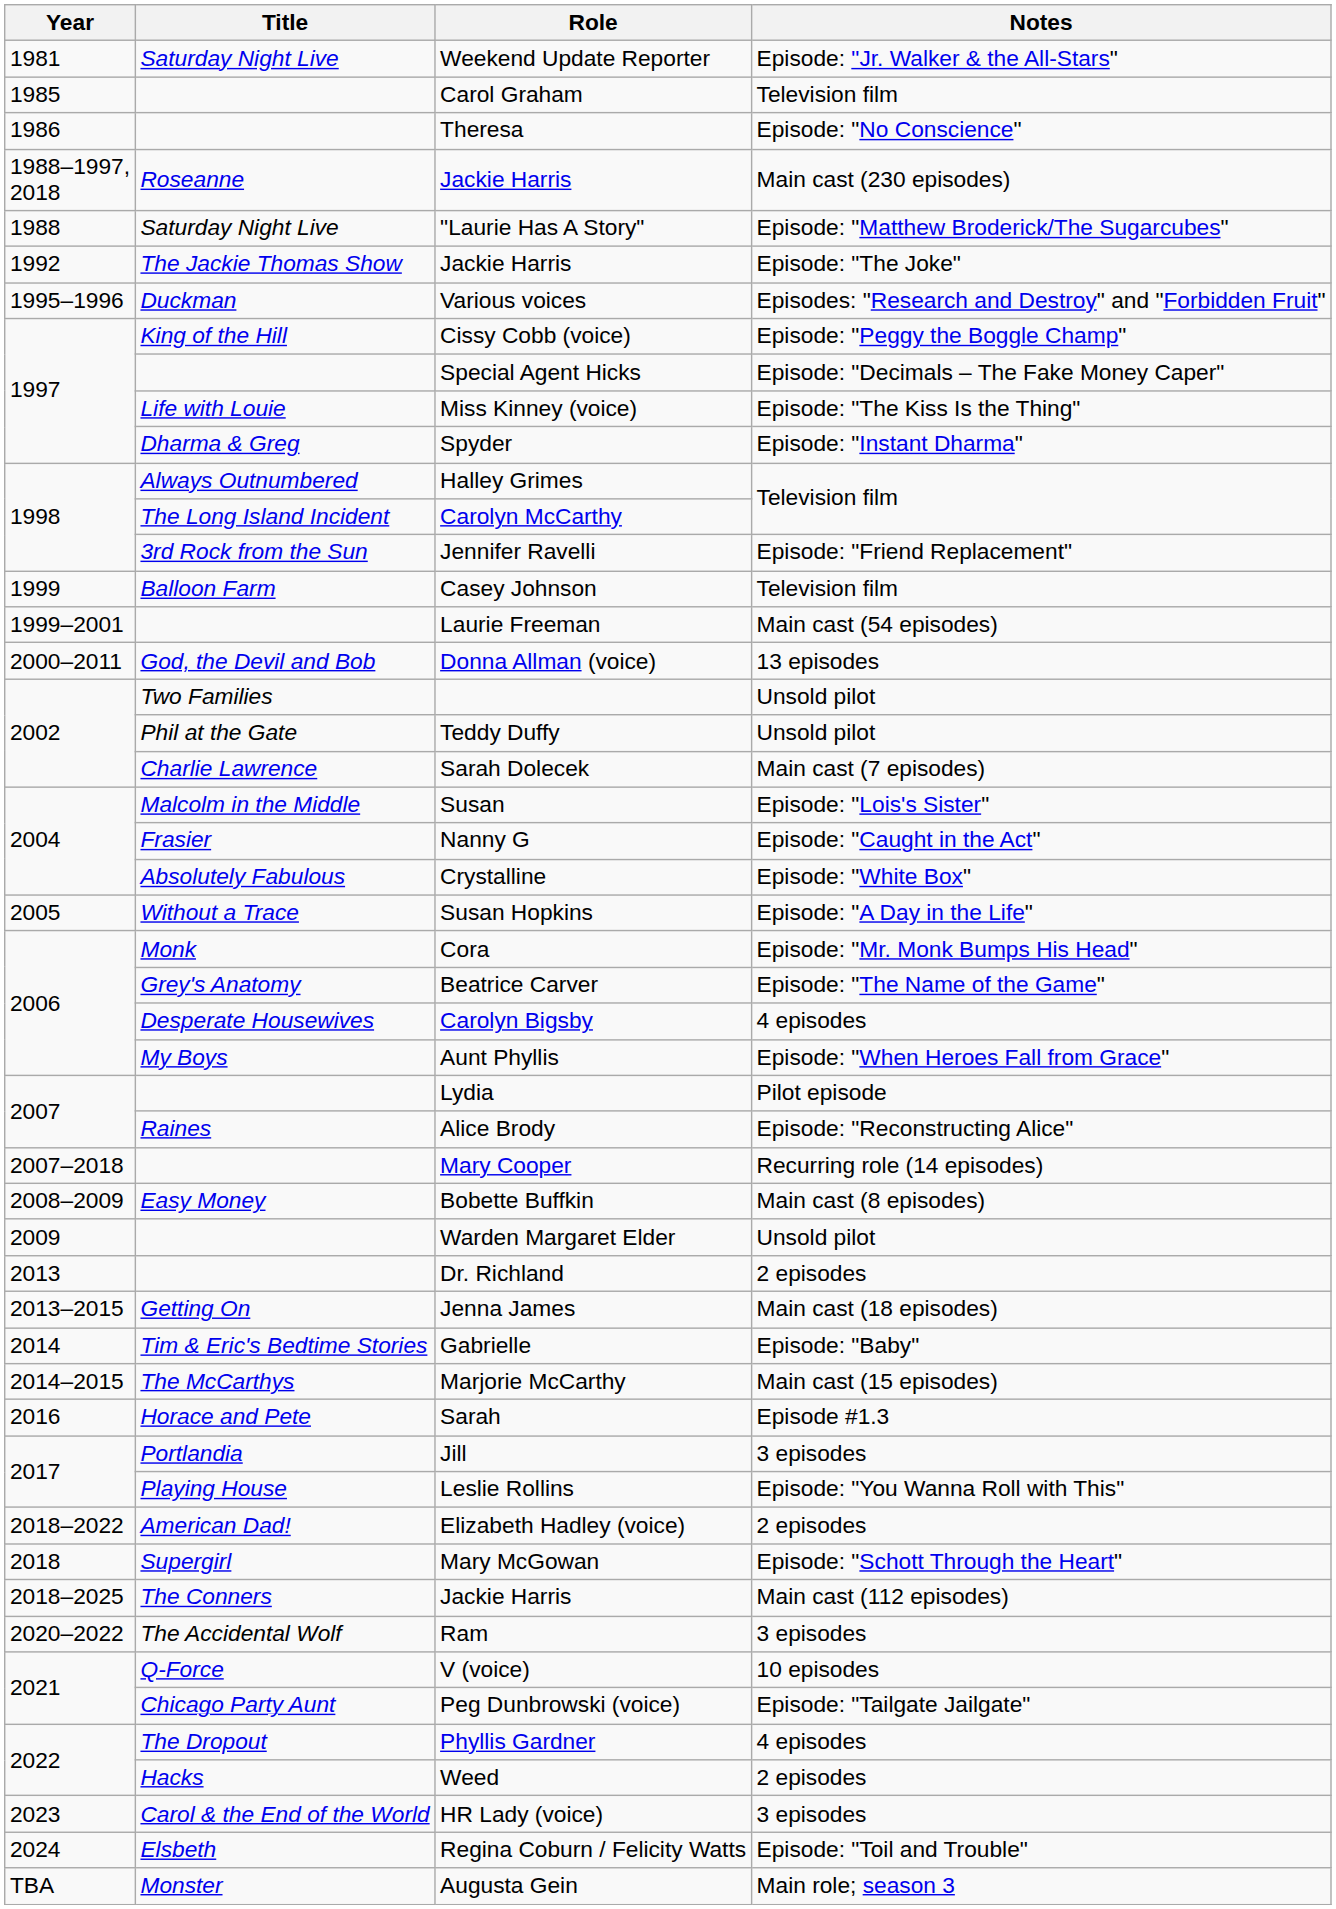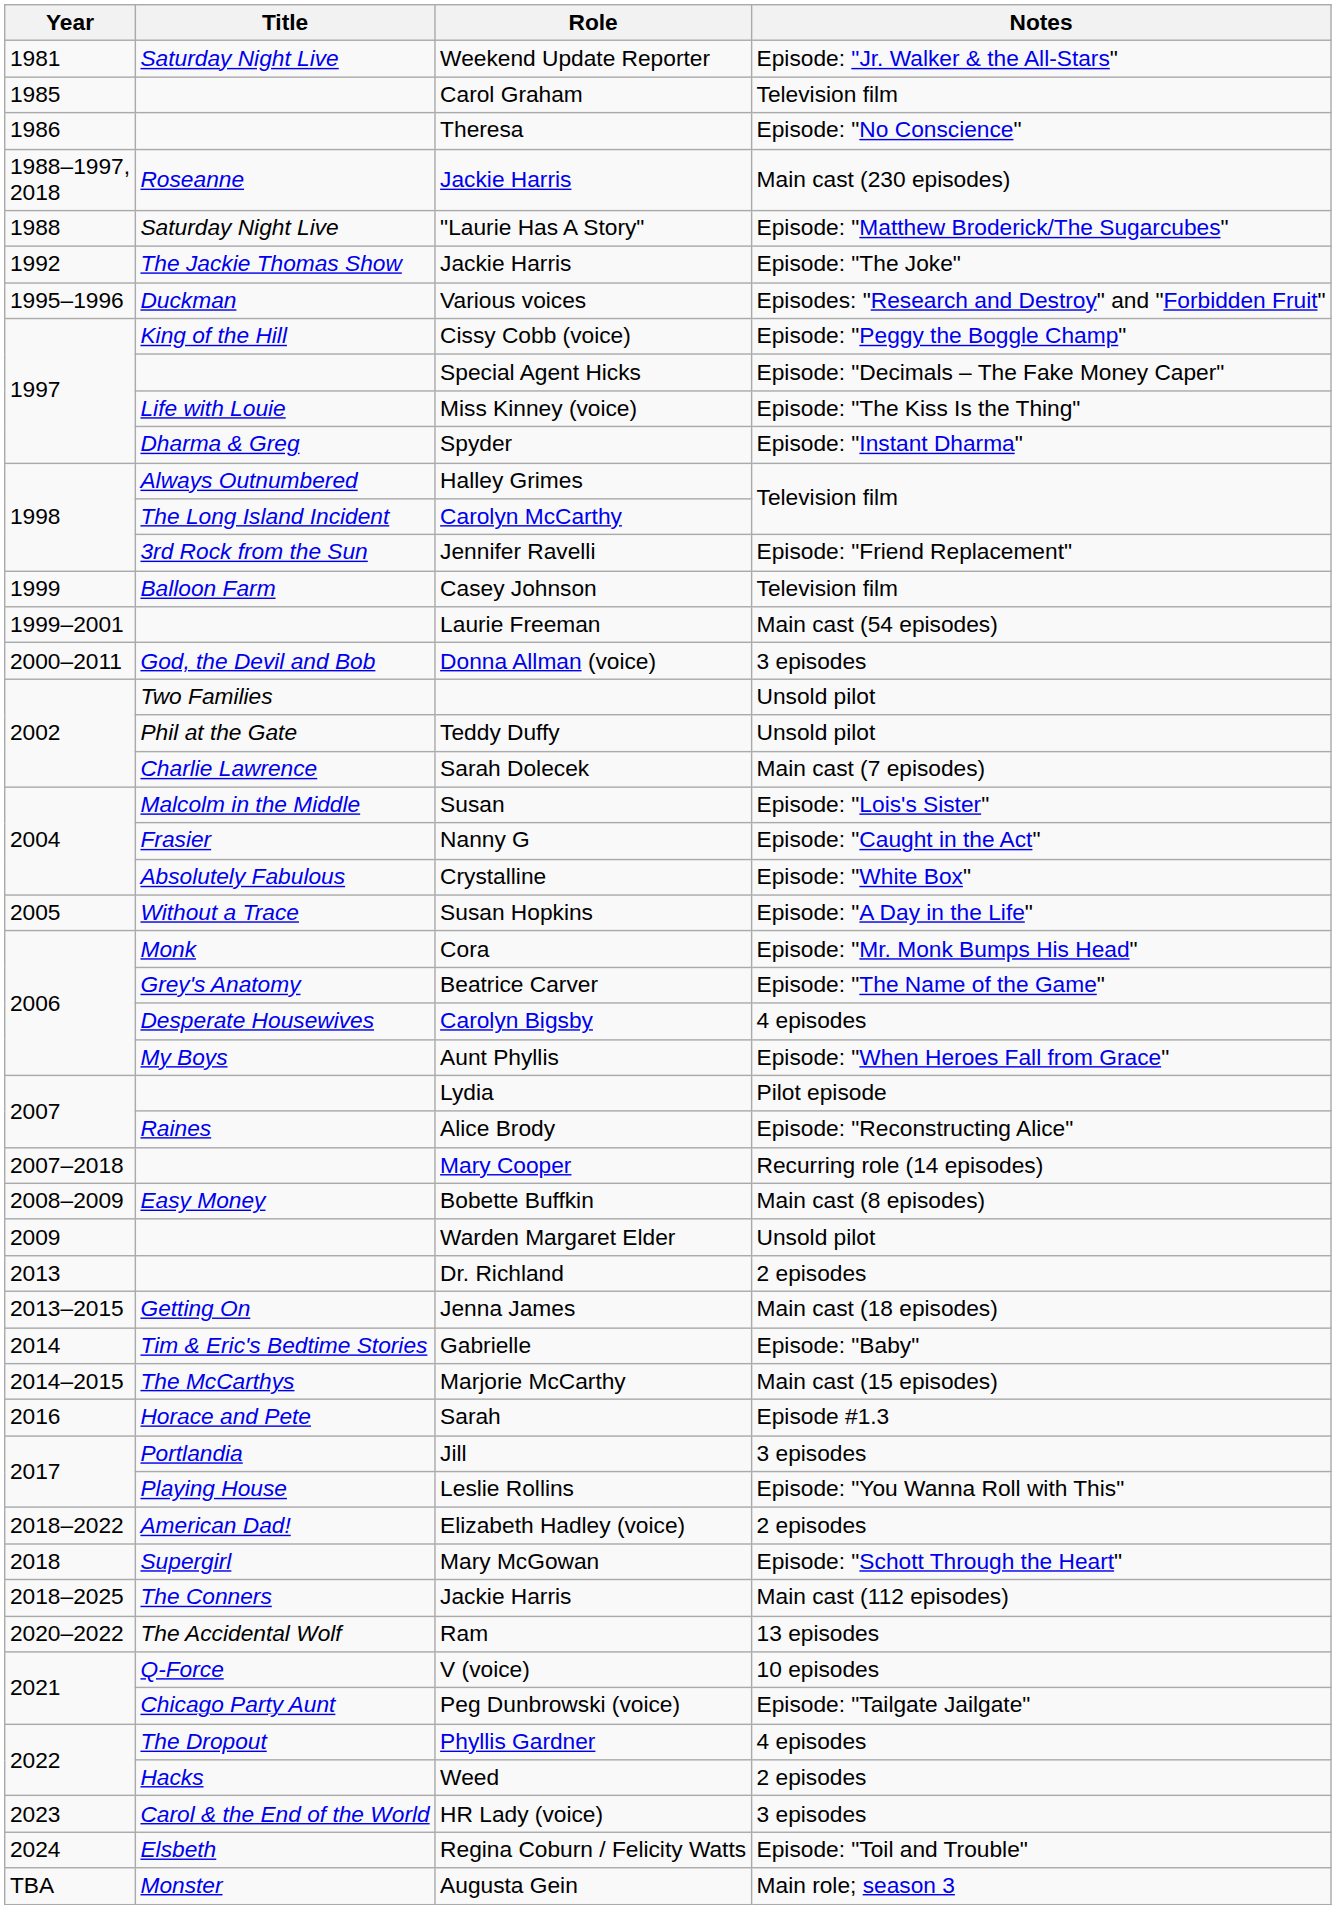(818, 660) 13 episodes -> (812, 660) 3 episodes
(812, 1633) 3 episodes -> (818, 1633) 13 episodes
